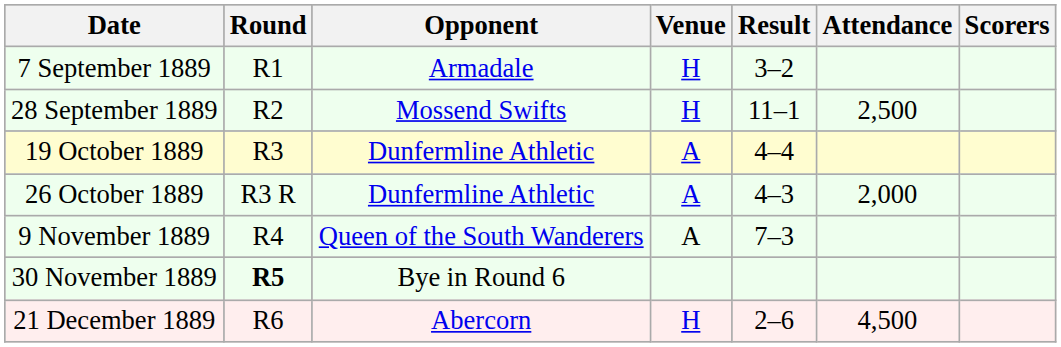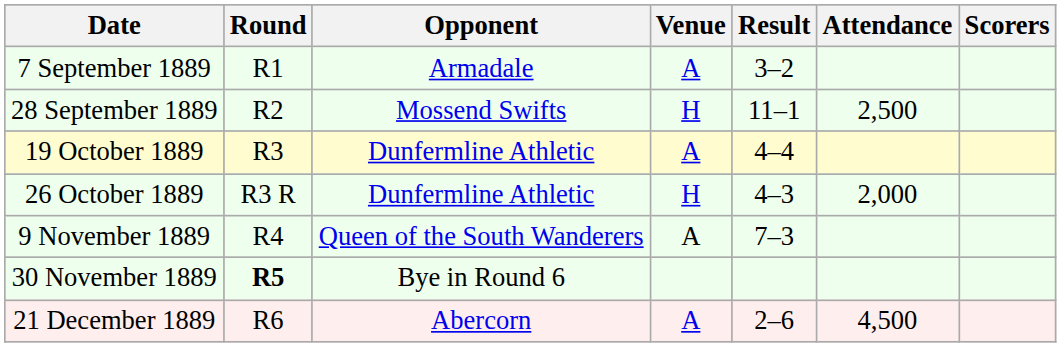(691, 67) H -> (691, 67) A
(691, 194) A -> (691, 194) H
(691, 320) H -> (691, 320) A
